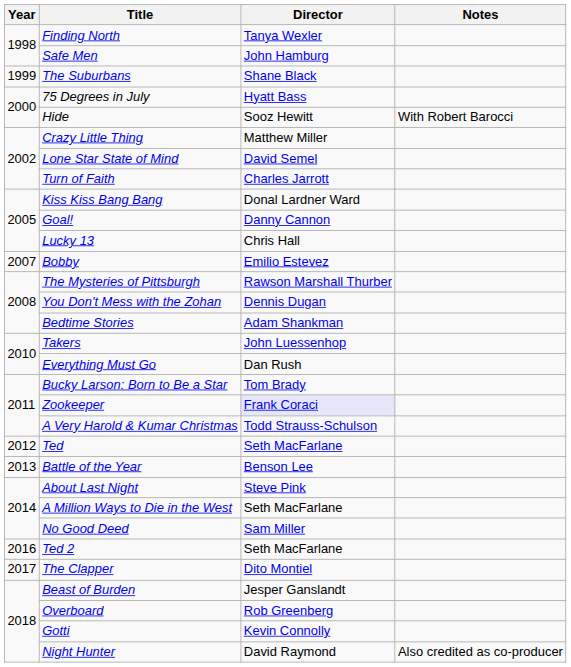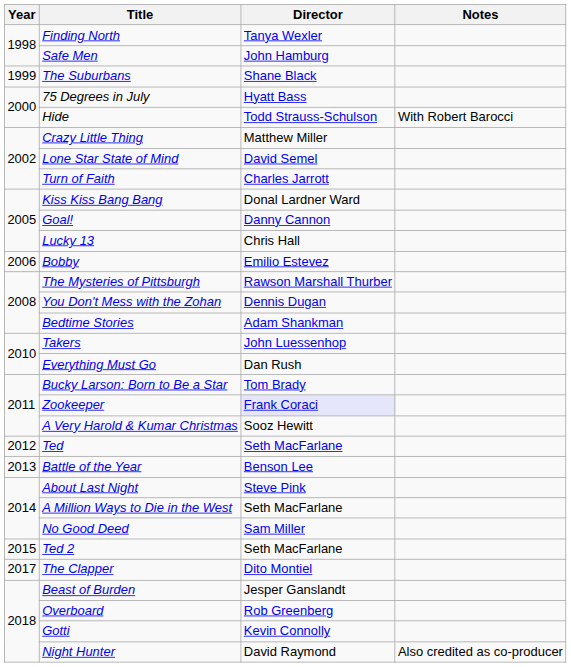(278, 117) Sooz Hewitt -> (310, 117) Todd Strauss-Schulson
(22, 261) 2007 -> (22, 261) 2006
(310, 425) Todd Strauss-Schulson -> (278, 425) Sooz Hewitt
(22, 549) 2016 -> (22, 549) 2015
